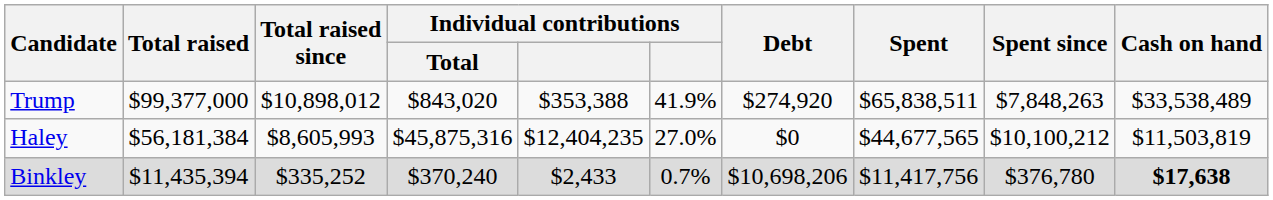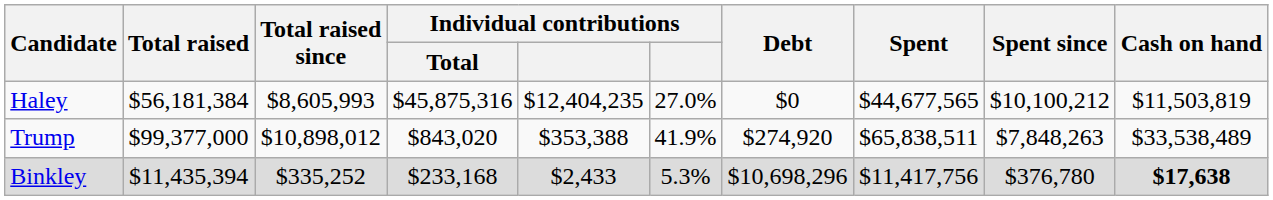rows swapped: (43, 99) <-> (39, 137)
(452, 175) $370,240 -> (452, 175) $233,168
(686, 175) 0.7% -> (686, 175) 5.3%
(788, 175) $10,698,206 -> (788, 175) $10,698,296
